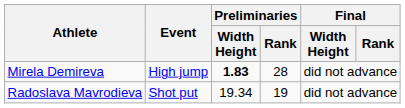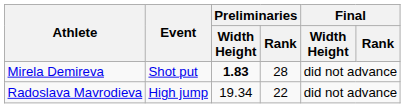(178, 72) High jump -> (173, 72) Shot put
(173, 93) Shot put -> (178, 93) High jump
(280, 93) 19 -> (280, 93) 22
